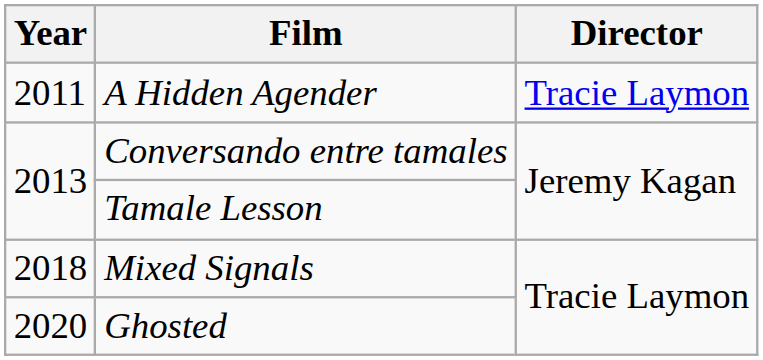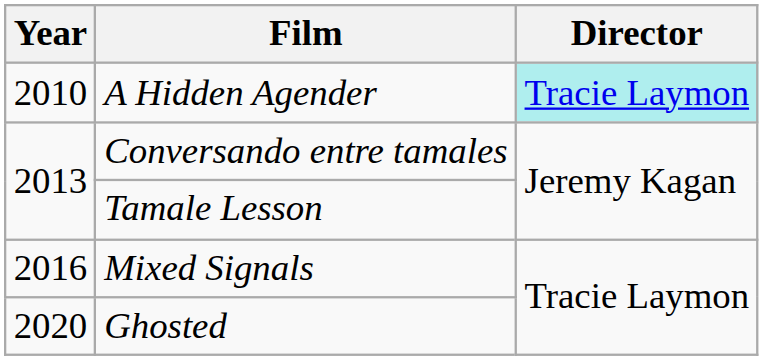(50, 92) 2011 -> (50, 92) 2010
(637, 92) no background -> (637, 92) paleturquoise background
(50, 267) 2018 -> (50, 267) 2016
